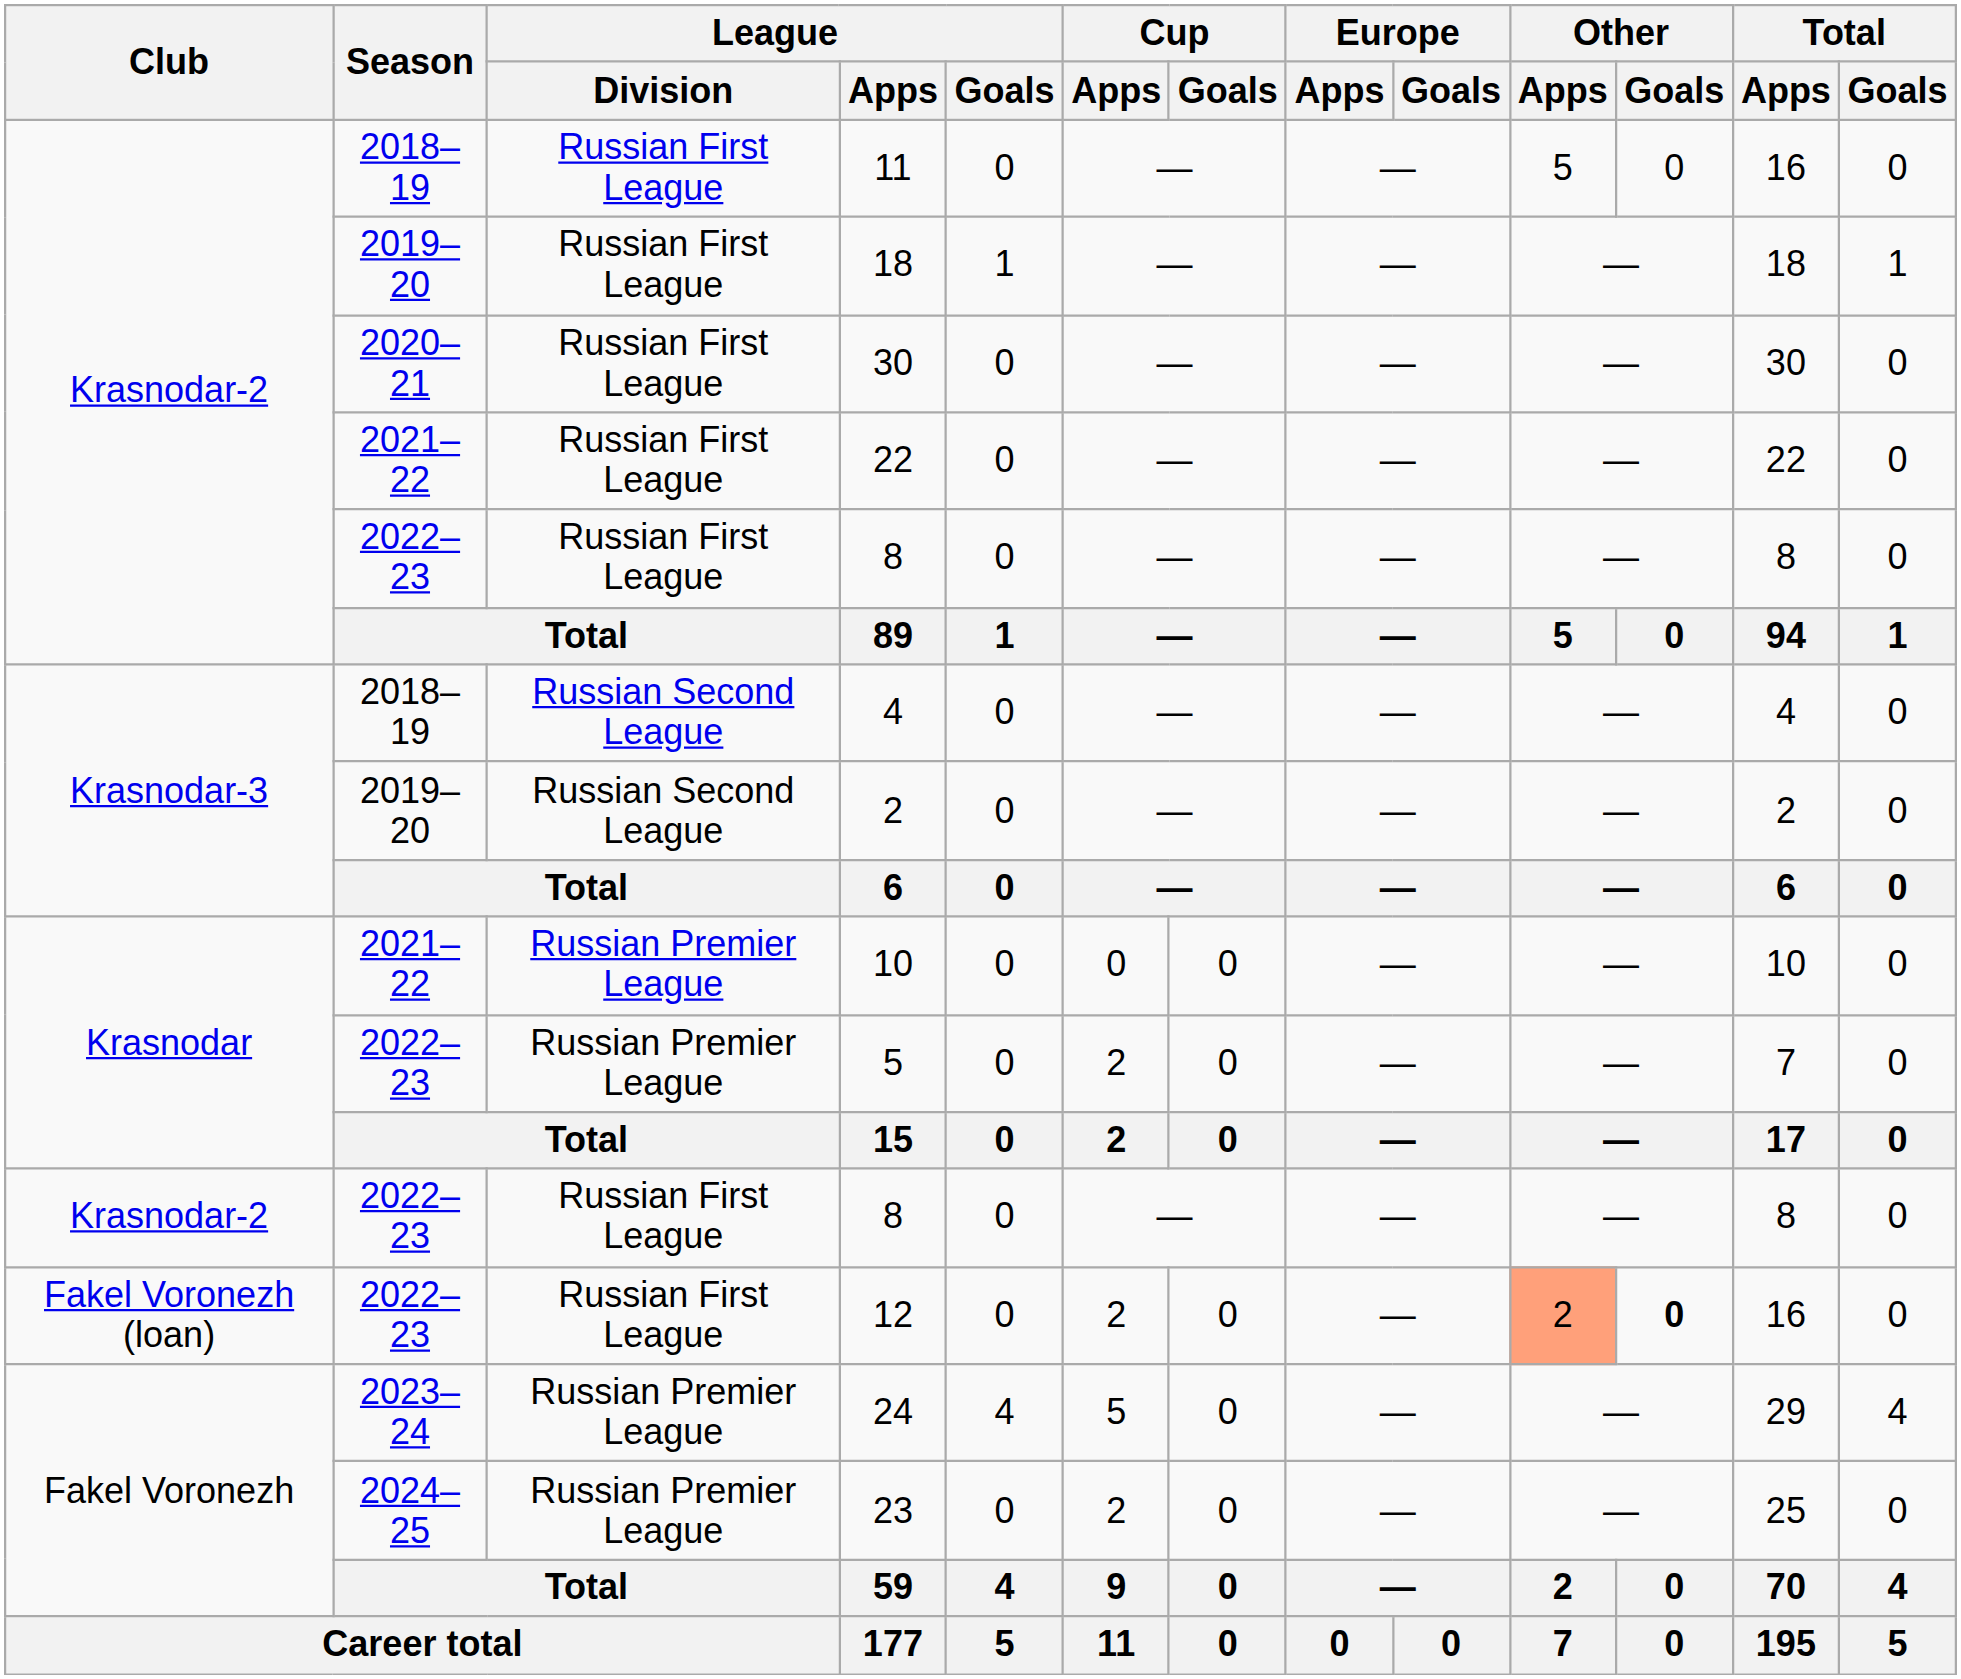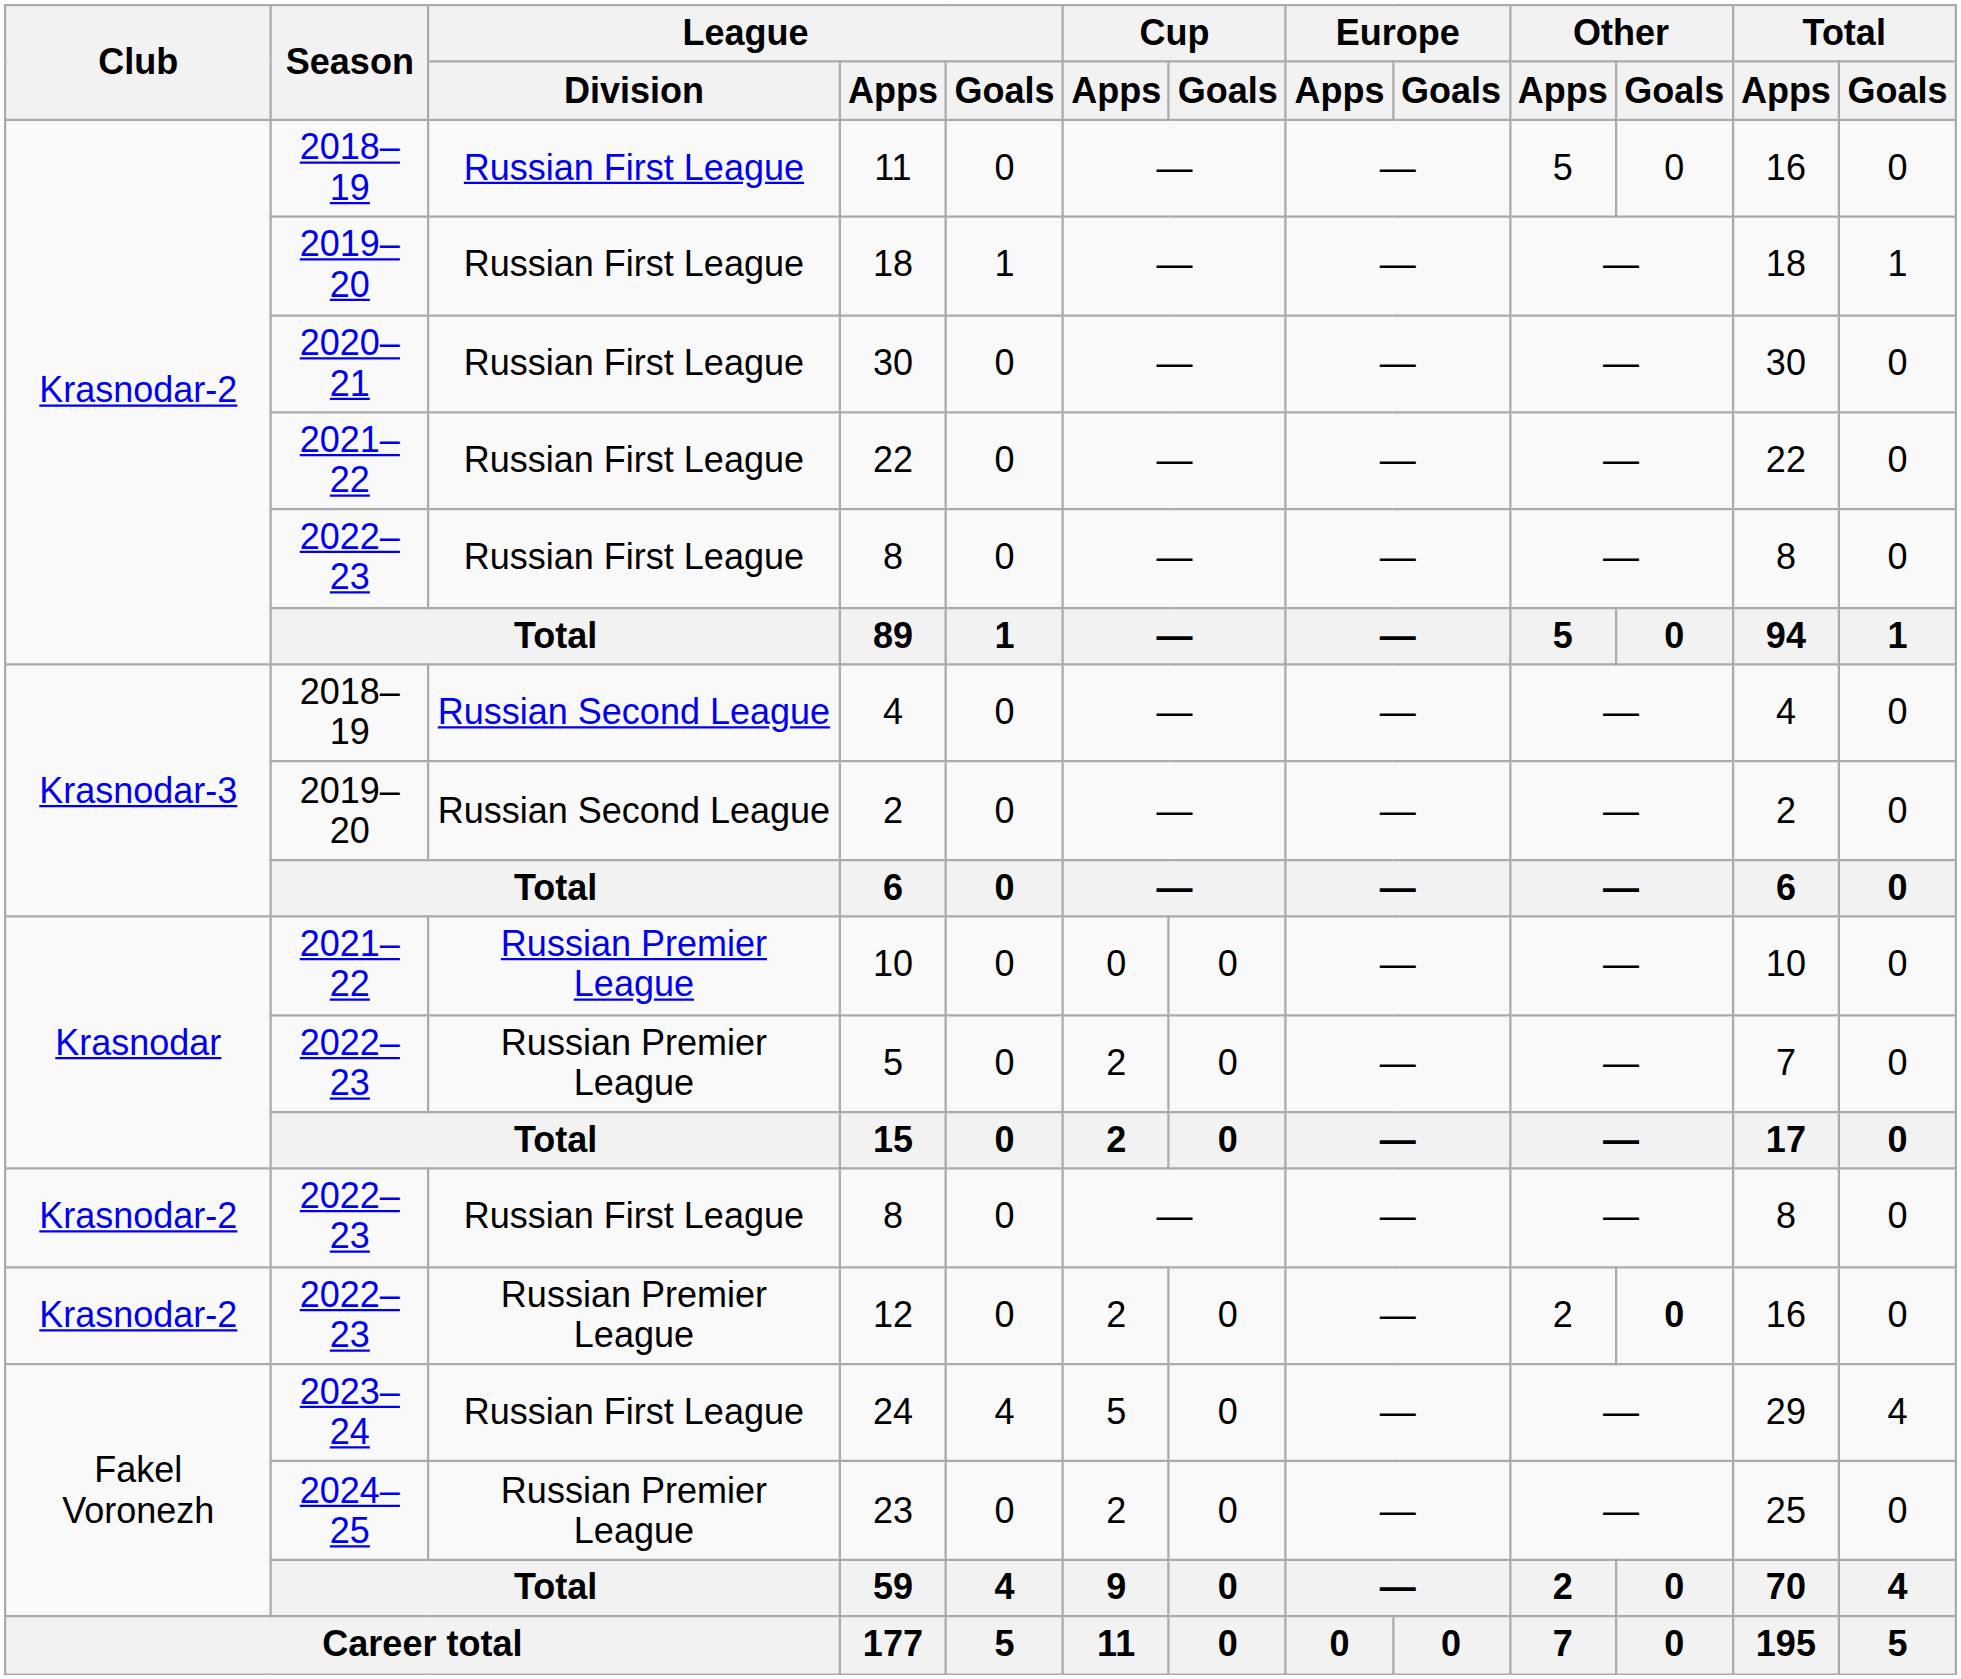(169, 1314) Fakel Voronezh (loan) -> (138, 1314) Krasnodar-2
(663, 1314) Russian First League -> (634, 1314) Russian Premier League
(1563, 1314) lightsalmon background -> (1563, 1314) no background
(663, 1412) Russian Premier League -> (634, 1412) Russian First League
